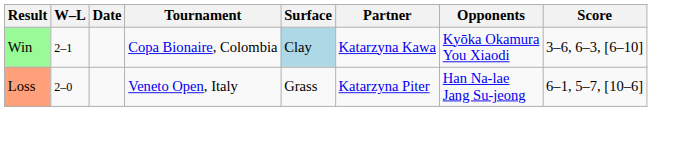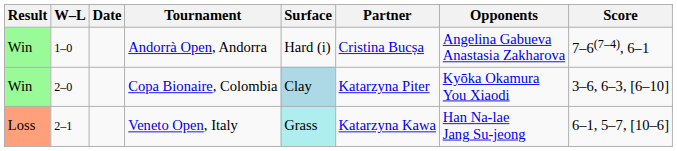+ row: (198, 47)
(63, 48) 2–1 -> (63, 87) 2–0
(387, 47) Katarzyna Kawa -> (384, 86) Katarzyna Piter
(63, 87) 2–0 -> (63, 127) 2–1
(301, 86) no background -> (301, 126) paleturquoise background
(384, 86) Katarzyna Piter -> (387, 126) Katarzyna Kawa
